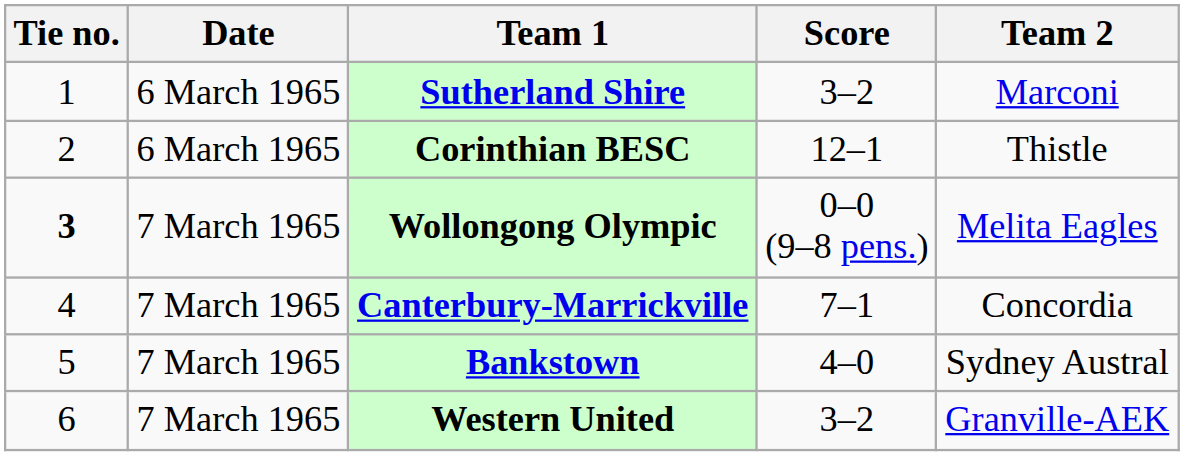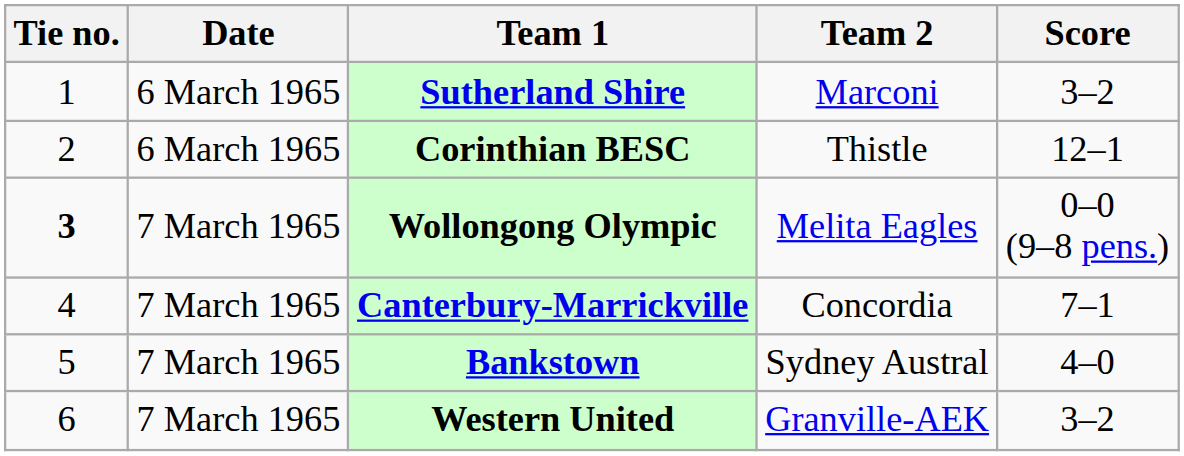columns swapped: (847, 33) <-> (1057, 33)
